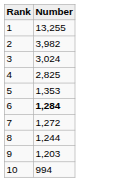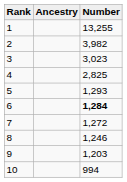+ column: (57, 12)
(48, 59) 3,024 -> (95, 59) 3,023
(48, 91) 1,353 -> (95, 91) 1,293
(48, 138) 1,244 -> (95, 138) 1,246
